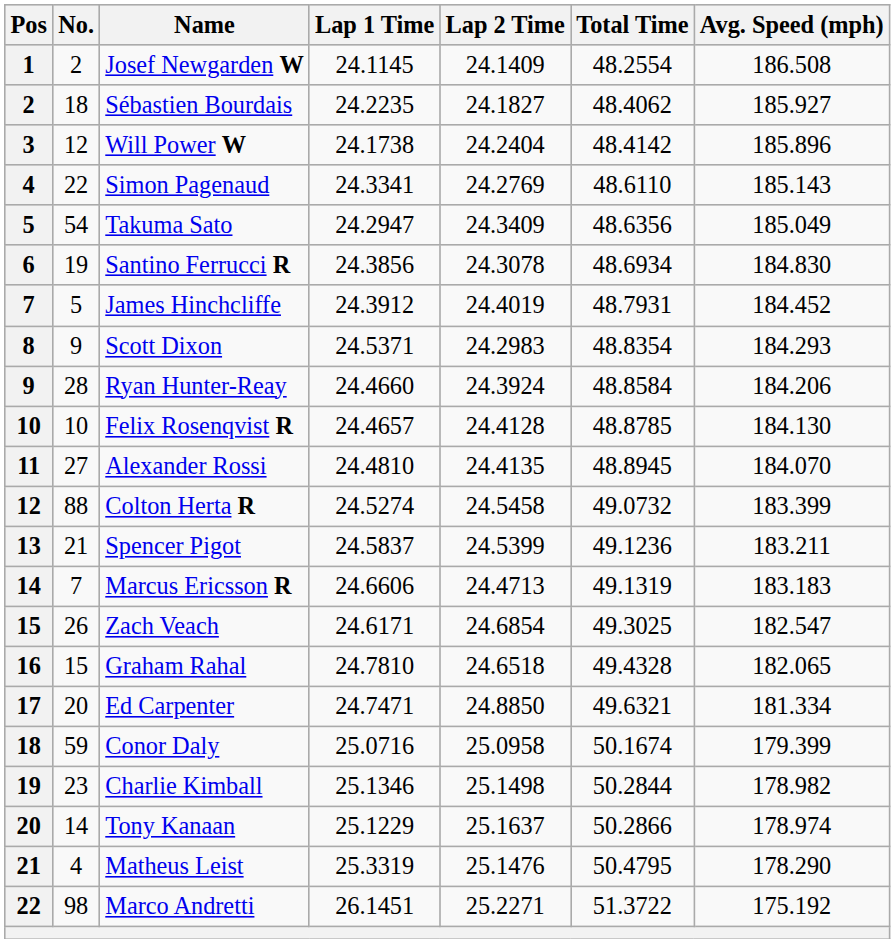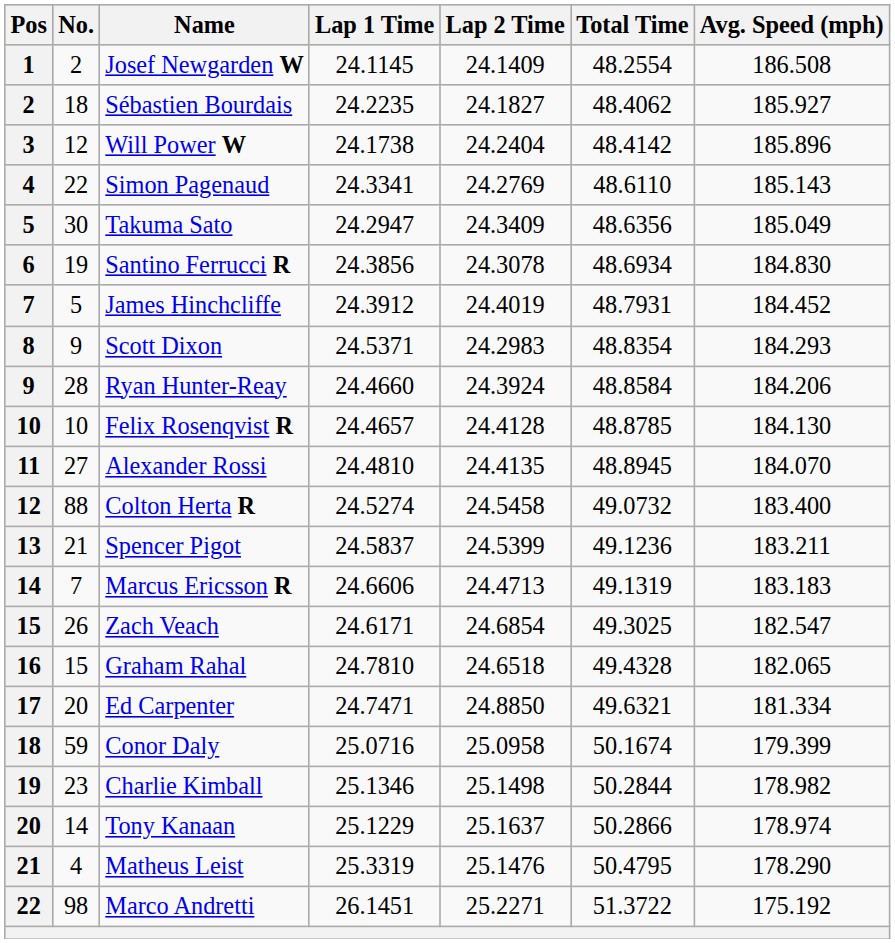(76, 225) 54 -> (76, 225) 30
(792, 505) 183.399 -> (792, 505) 183.400
